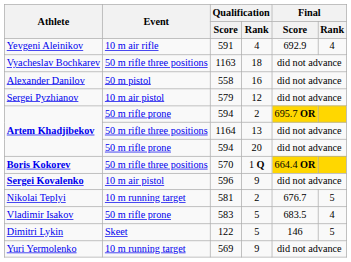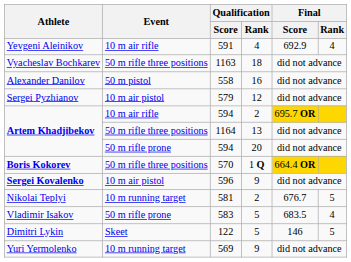(138, 114) 50 m rifle prone -> (132, 114) 10 m air rifle
